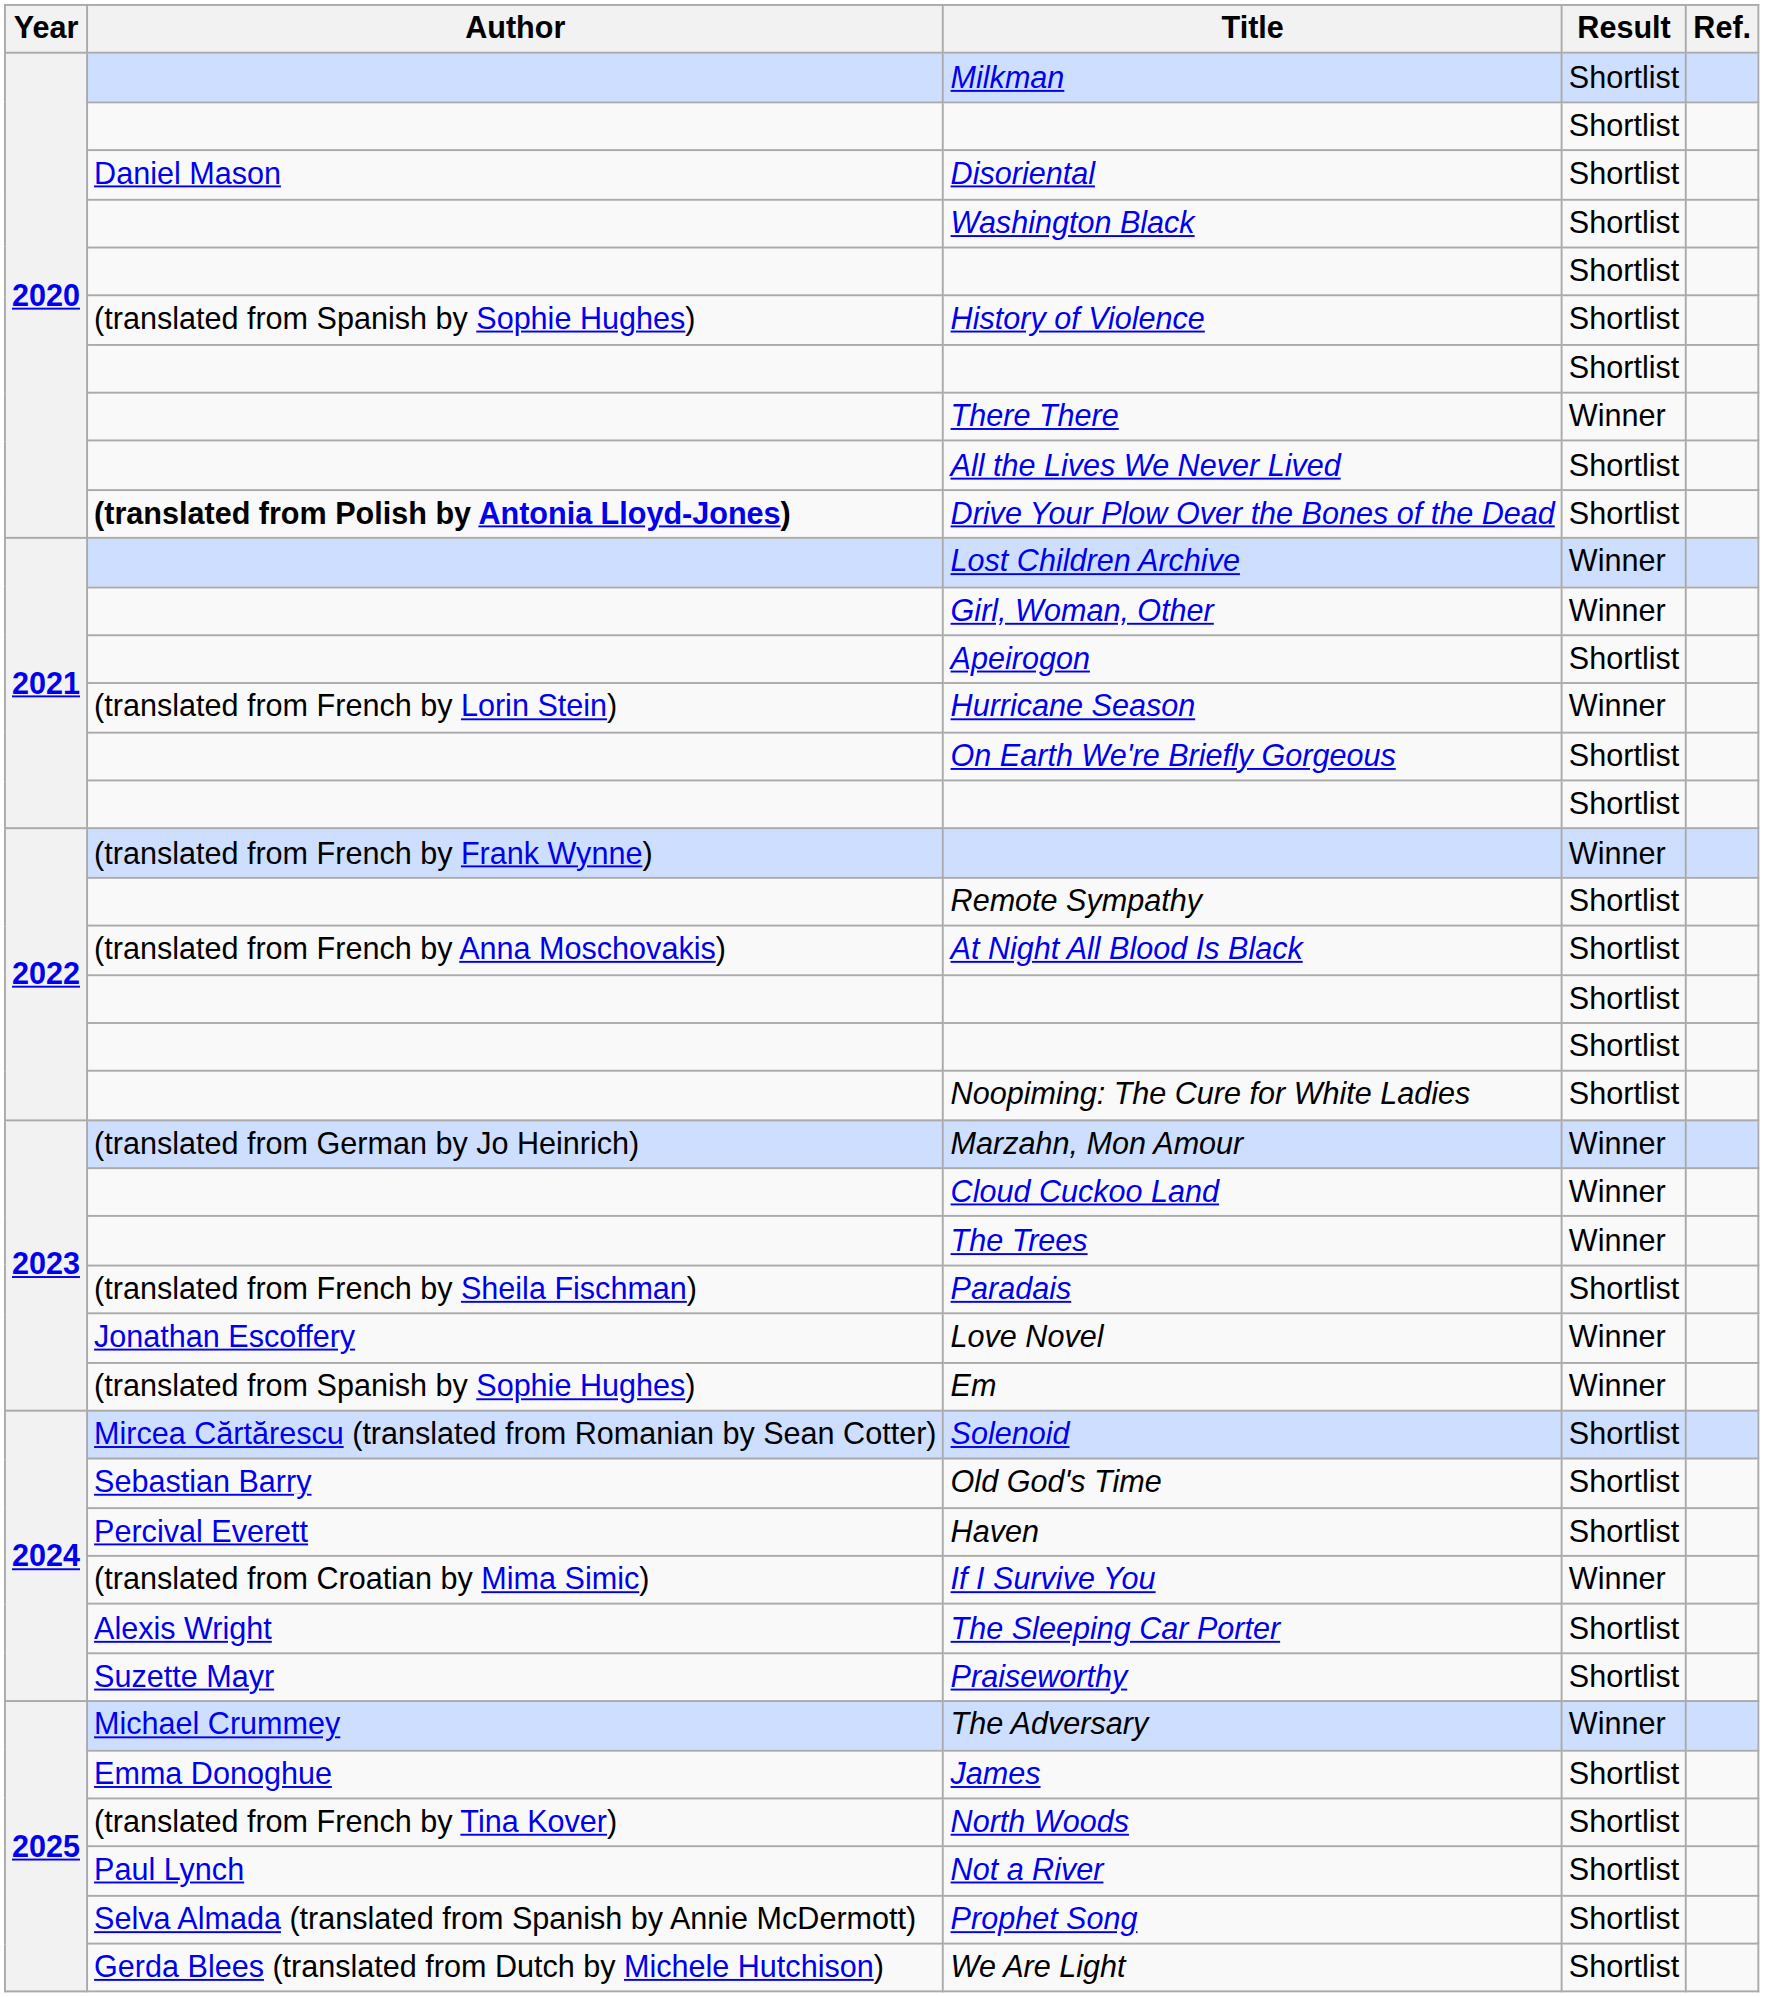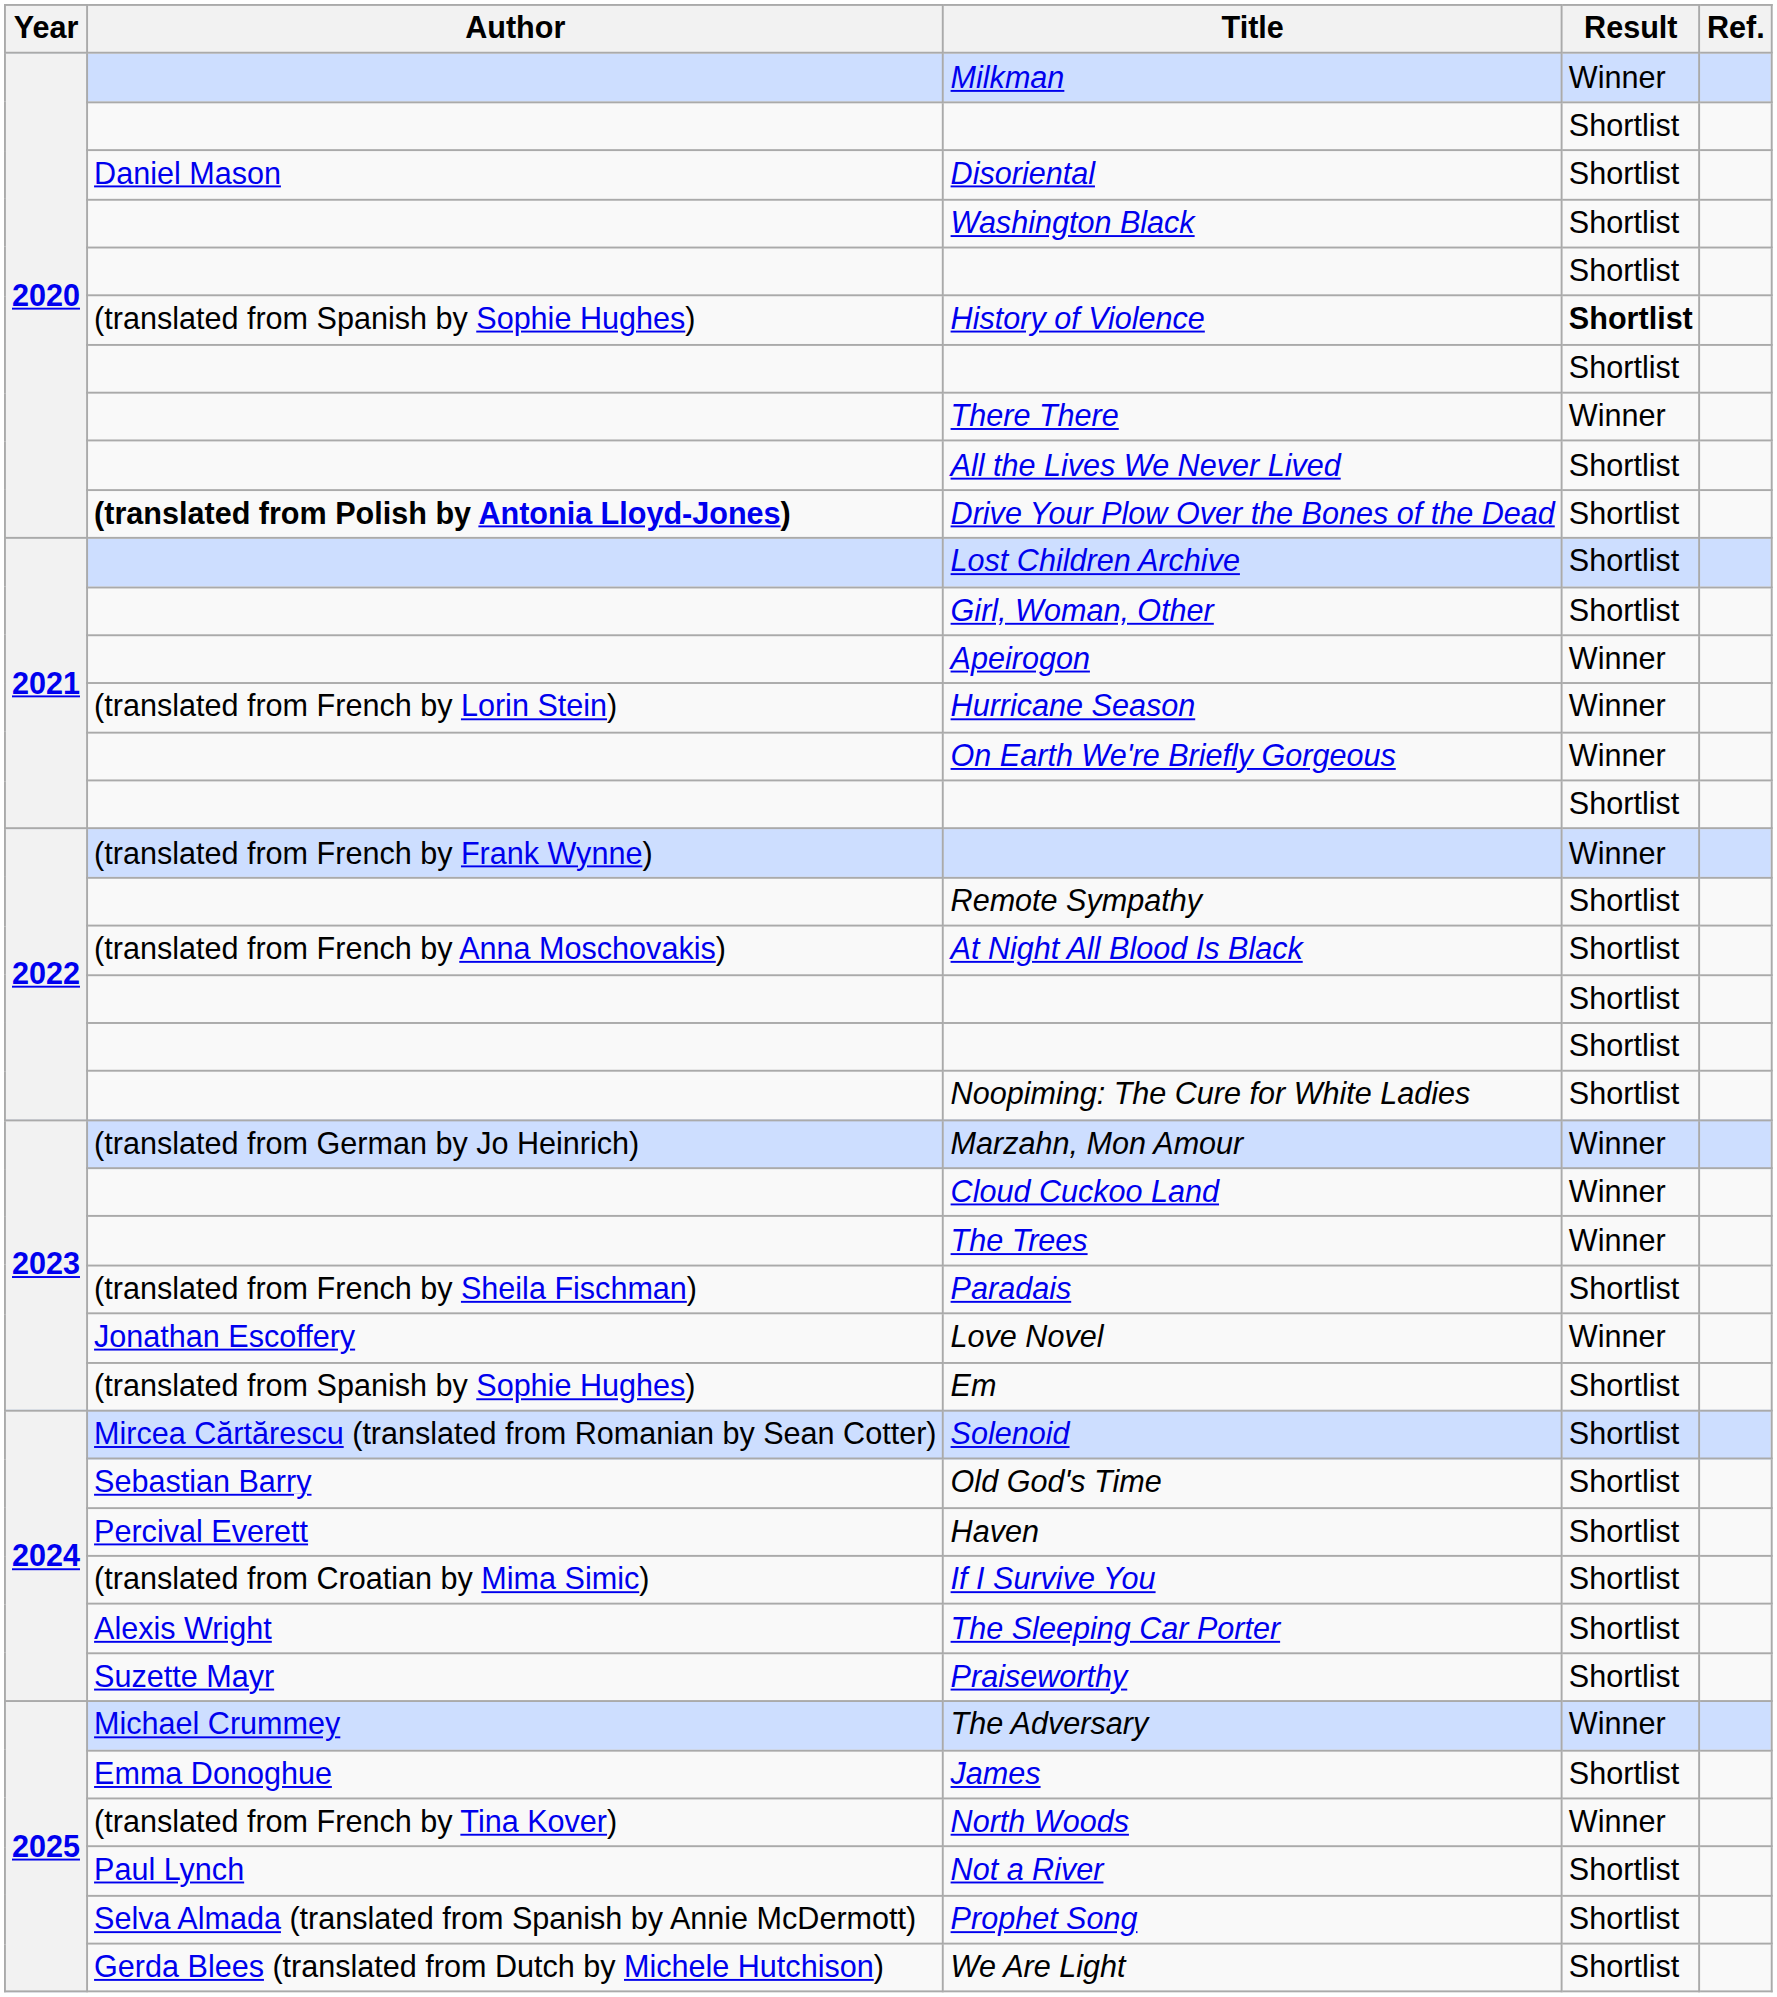(1624, 77) Shortlist -> (1617, 77) Winner
(1624, 319) normal -> (1631, 319) bold
(1617, 561) Winner -> (1624, 561) Shortlist
(1617, 610) Winner -> (1624, 610) Shortlist
(1624, 658) Shortlist -> (1617, 658) Winner
(1624, 755) Shortlist -> (1617, 755) Winner
(1617, 1385) Winner -> (1624, 1385) Shortlist
(1617, 1579) Winner -> (1624, 1579) Shortlist
(1624, 1821) Shortlist -> (1617, 1821) Winner
